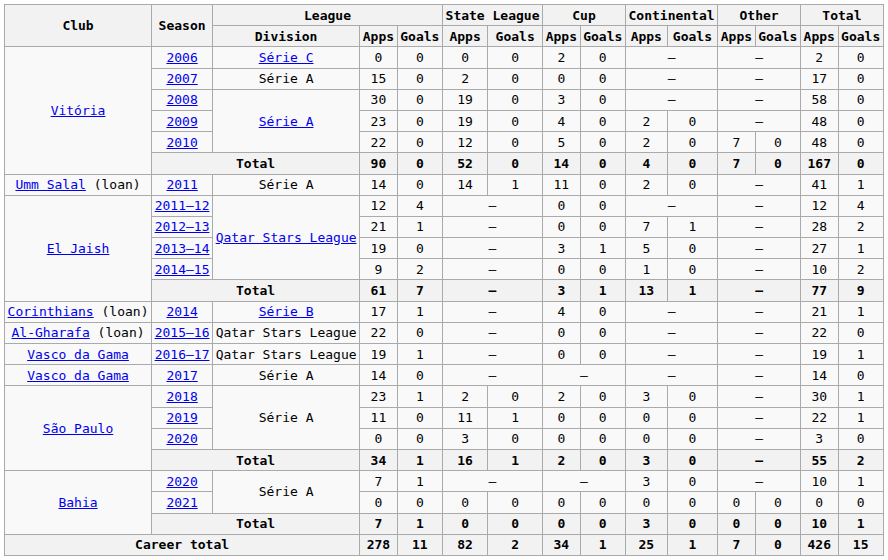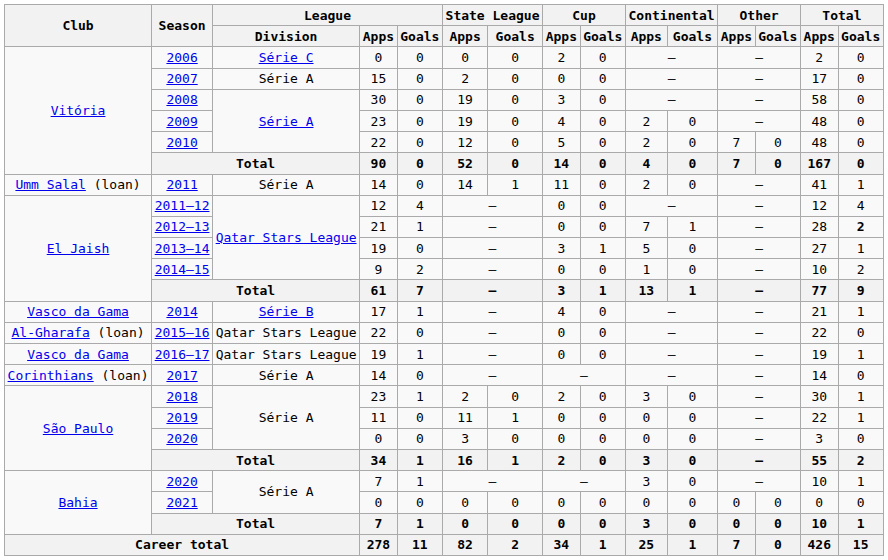(861, 227) normal -> (861, 227) bold
(78, 312) Corinthians (loan) -> (78, 312) Vasco da Gama
(78, 375) Vasco da Gama -> (78, 375) Corinthians (loan)
